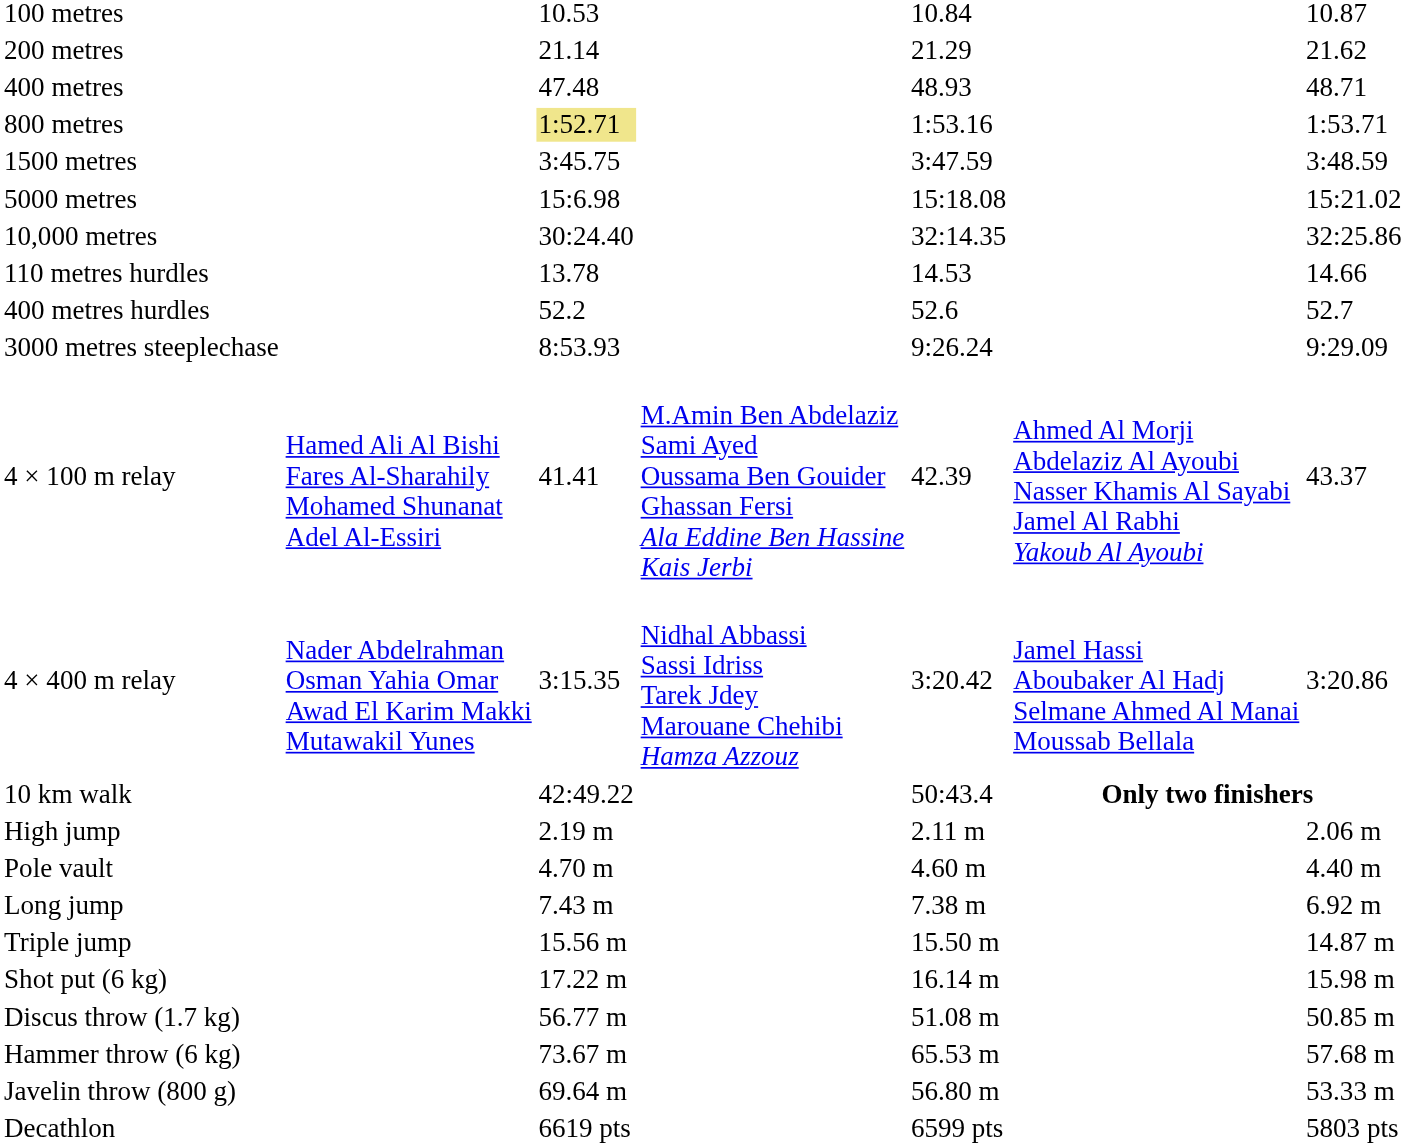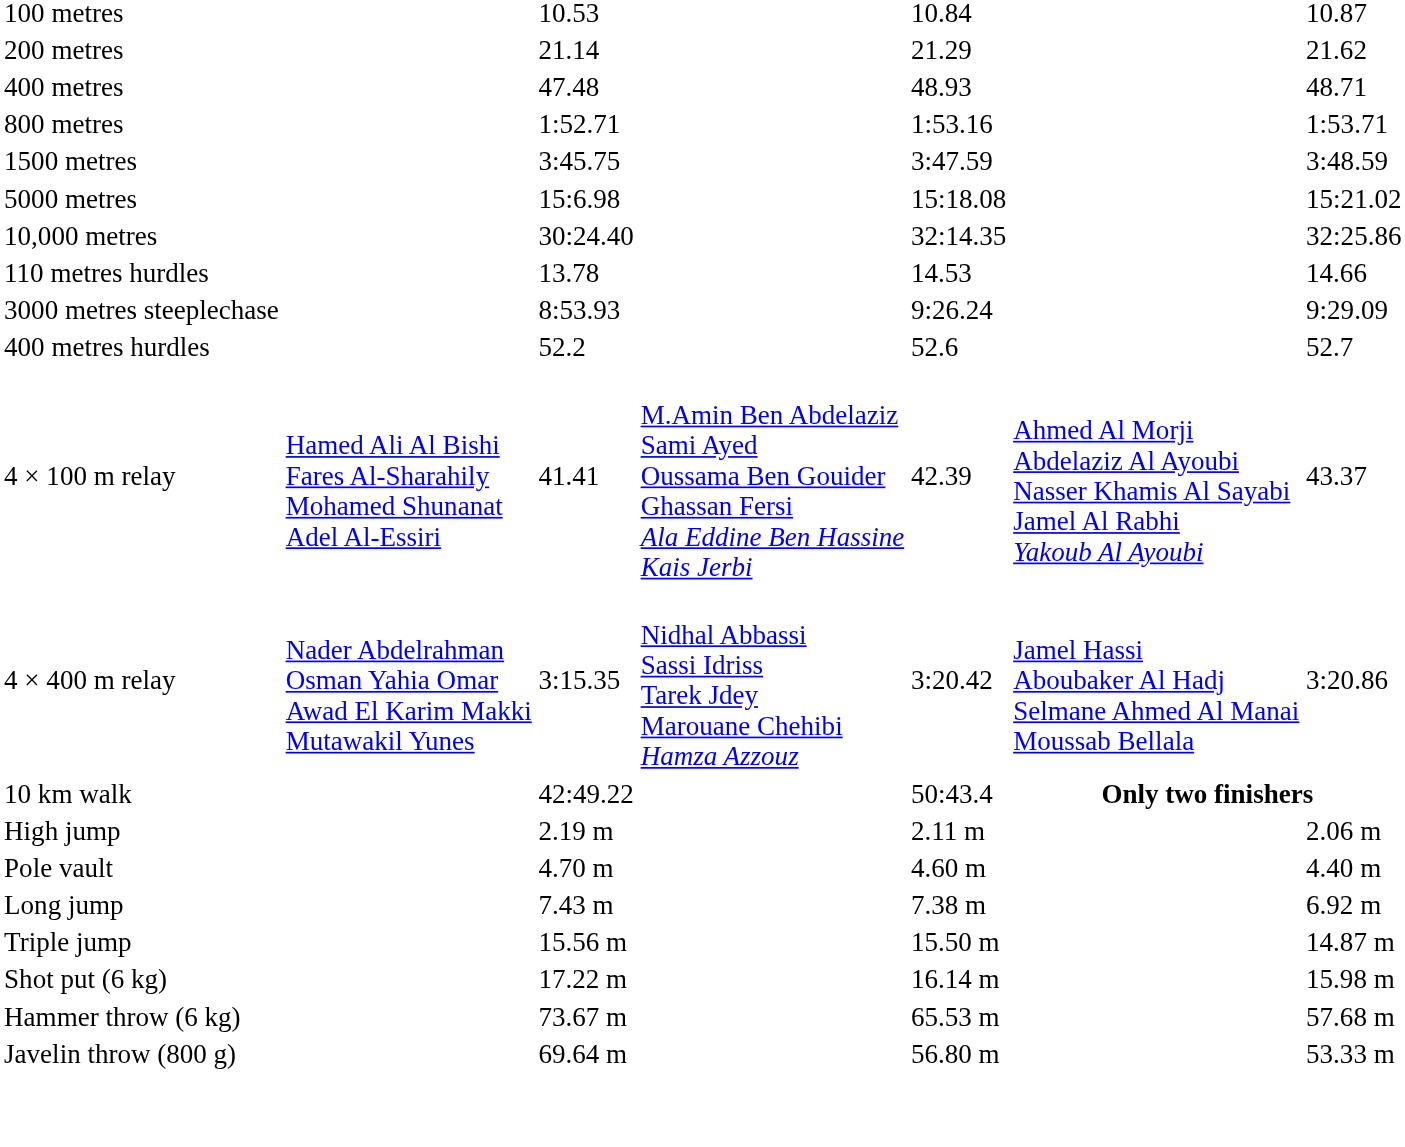(579, 124) khaki background -> (579, 124) no background
rows swapped: (107, 310) <-> (141, 347)
- row: (122, 1016)
- row: (60, 1128)
